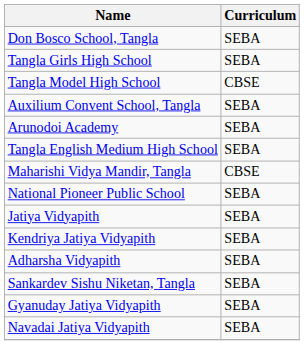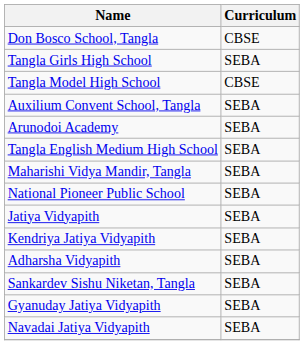(242, 37) SEBA -> (242, 37) CBSE
(242, 171) CBSE -> (242, 171) SEBA
